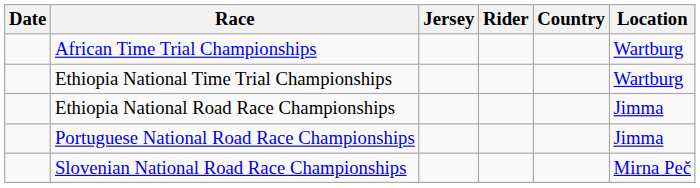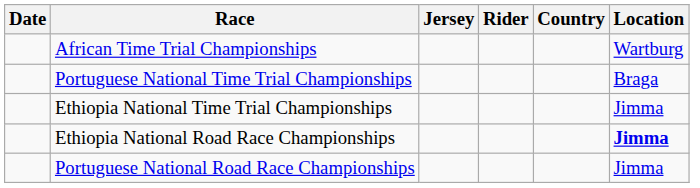+ row: (233, 78)
(648, 78) Wartburg -> (639, 108) Jimma
(639, 108) normal -> (641, 138) bold
- row: (231, 167)
